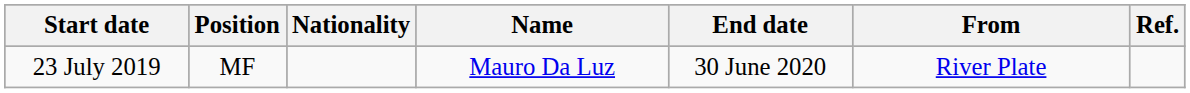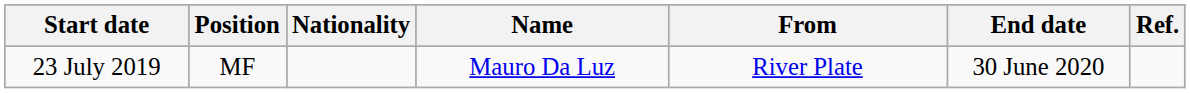columns swapped: (991, 25) <-> (760, 25)
